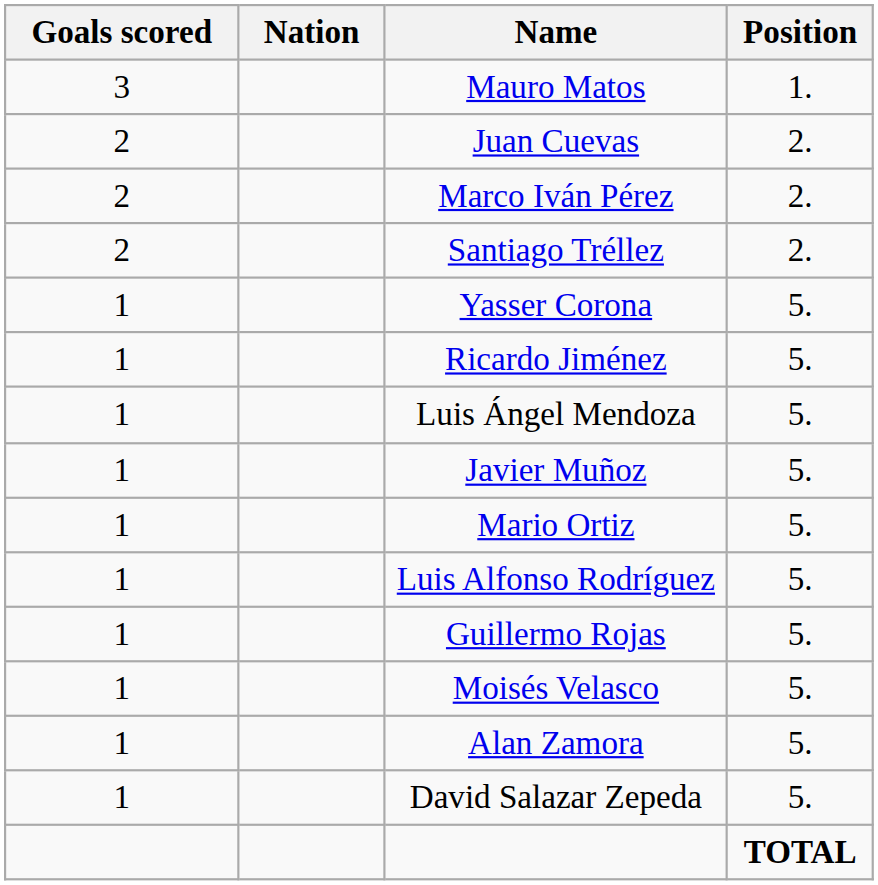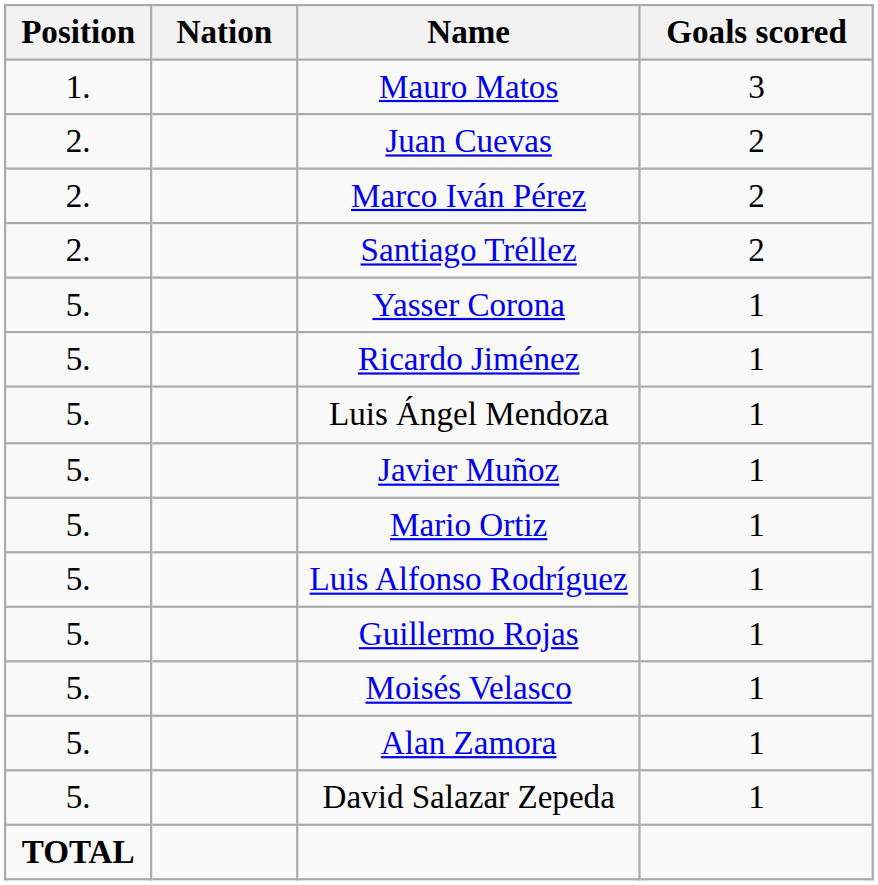columns swapped: (800, 32) <-> (122, 32)
